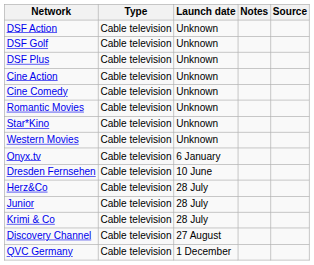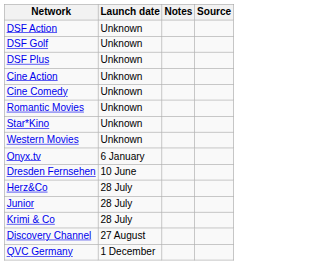- column: (136, 12)
